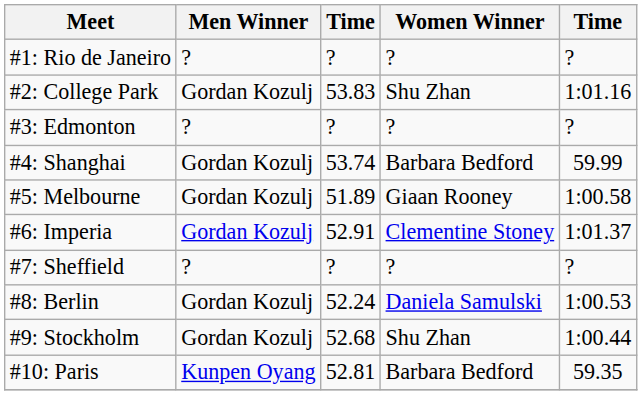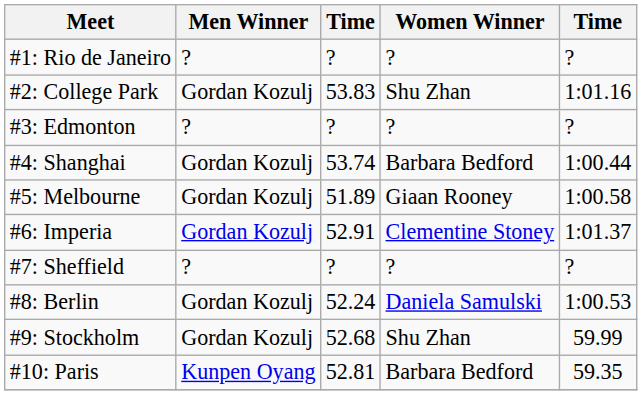(598, 162) 59.99 -> (598, 162) 1:00.44
(598, 337) 1:00.44 -> (598, 337) 59.99
